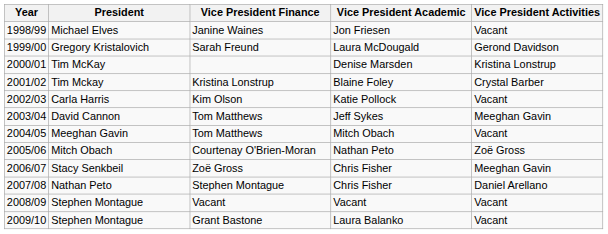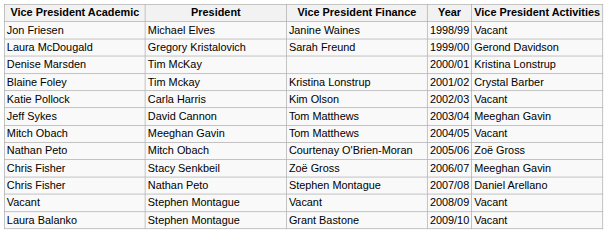columns swapped: (27, 13) <-> (401, 13)
